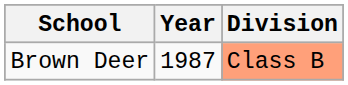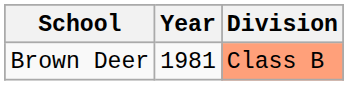(188, 61) 1987 -> (188, 61) 1981
